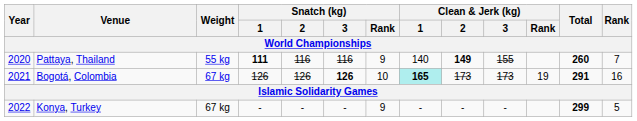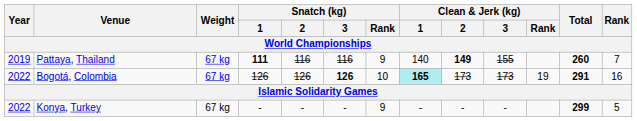(19, 60) 2020 -> (19, 60) 2019
(218, 60) 55 kg -> (218, 60) 67 kg
(19, 76) 2021 -> (19, 76) 2022
